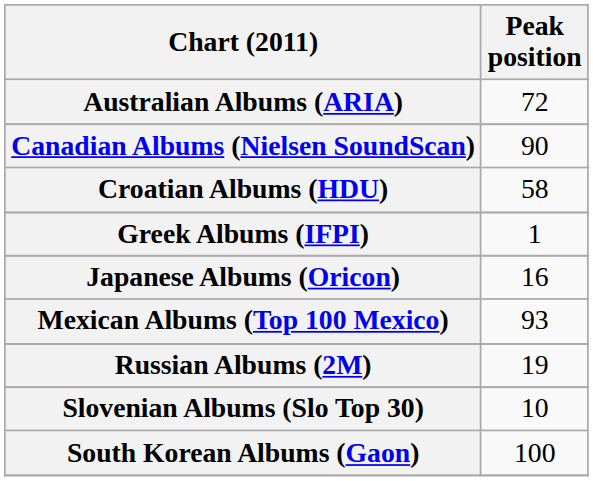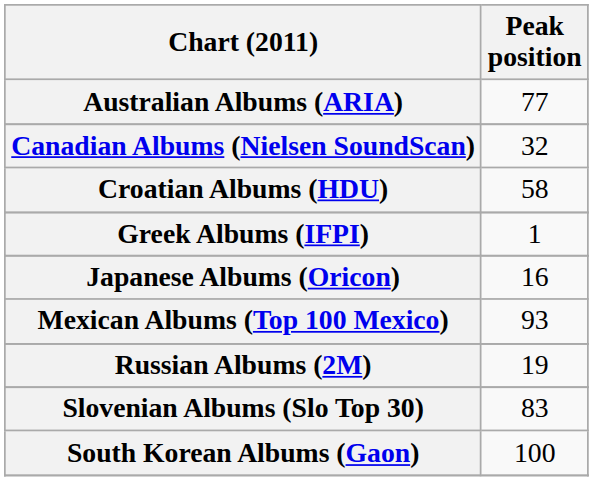(535, 101) 72 -> (535, 101) 77
(535, 145) 90 -> (535, 145) 32
(535, 408) 10 -> (535, 408) 83
